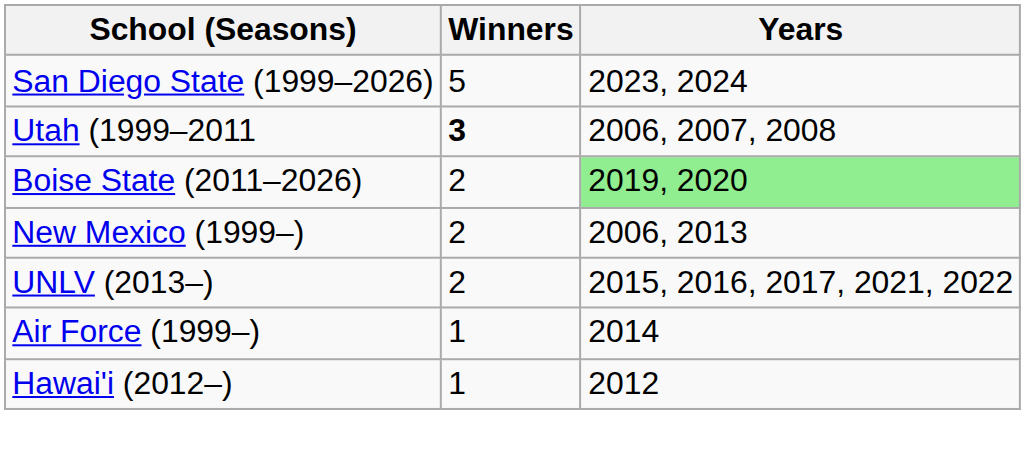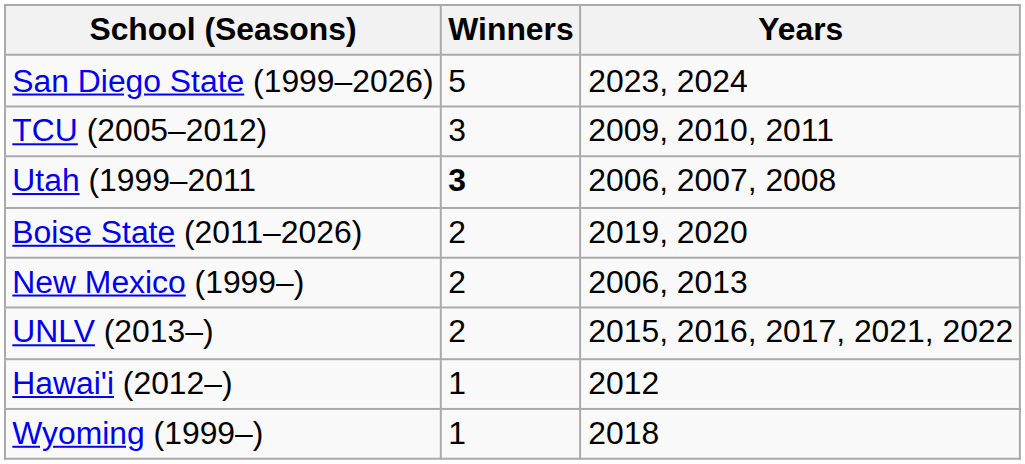+ row: (140, 130)
(668, 181) lightgreen background -> (668, 231) no background
- row: (136, 332)
+ row: (138, 433)
